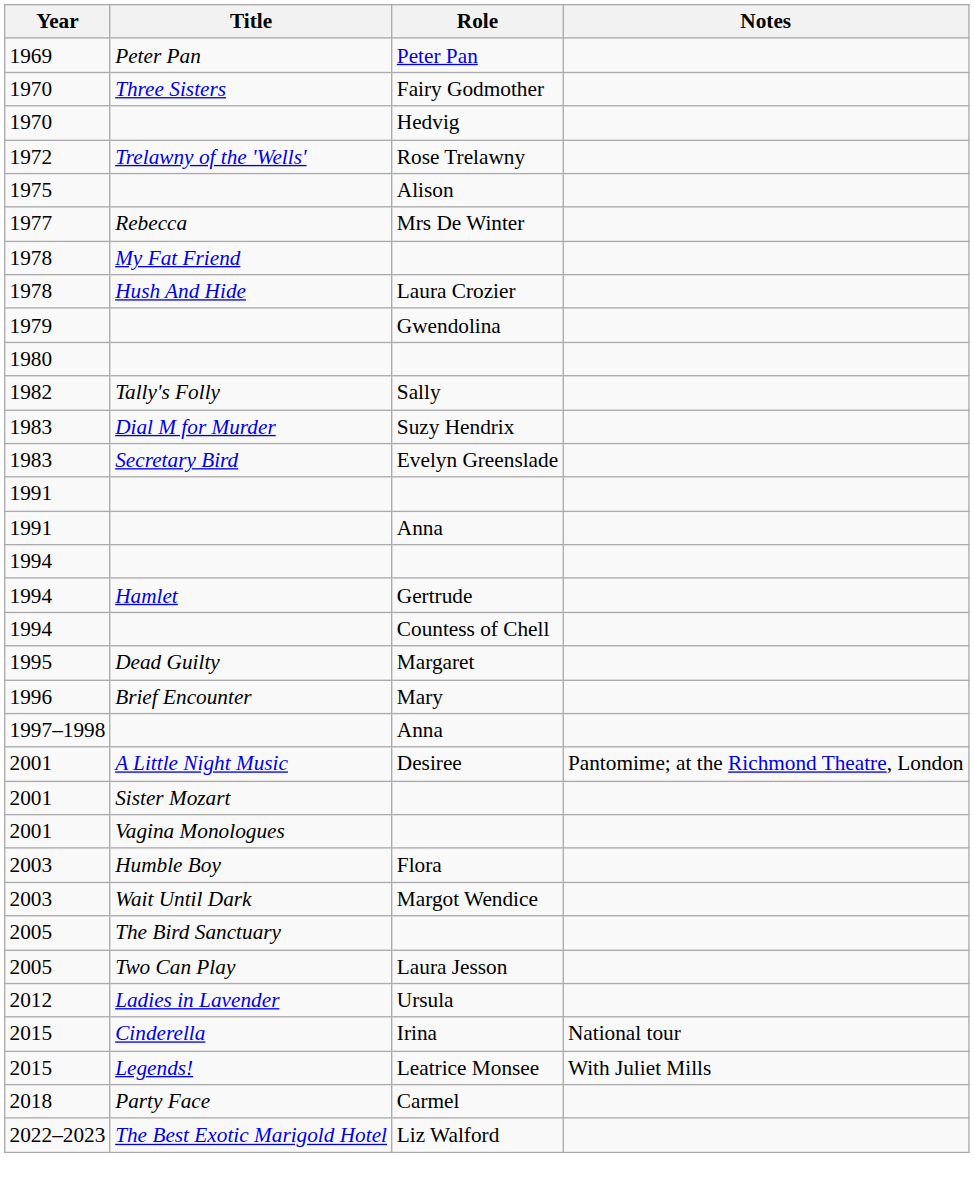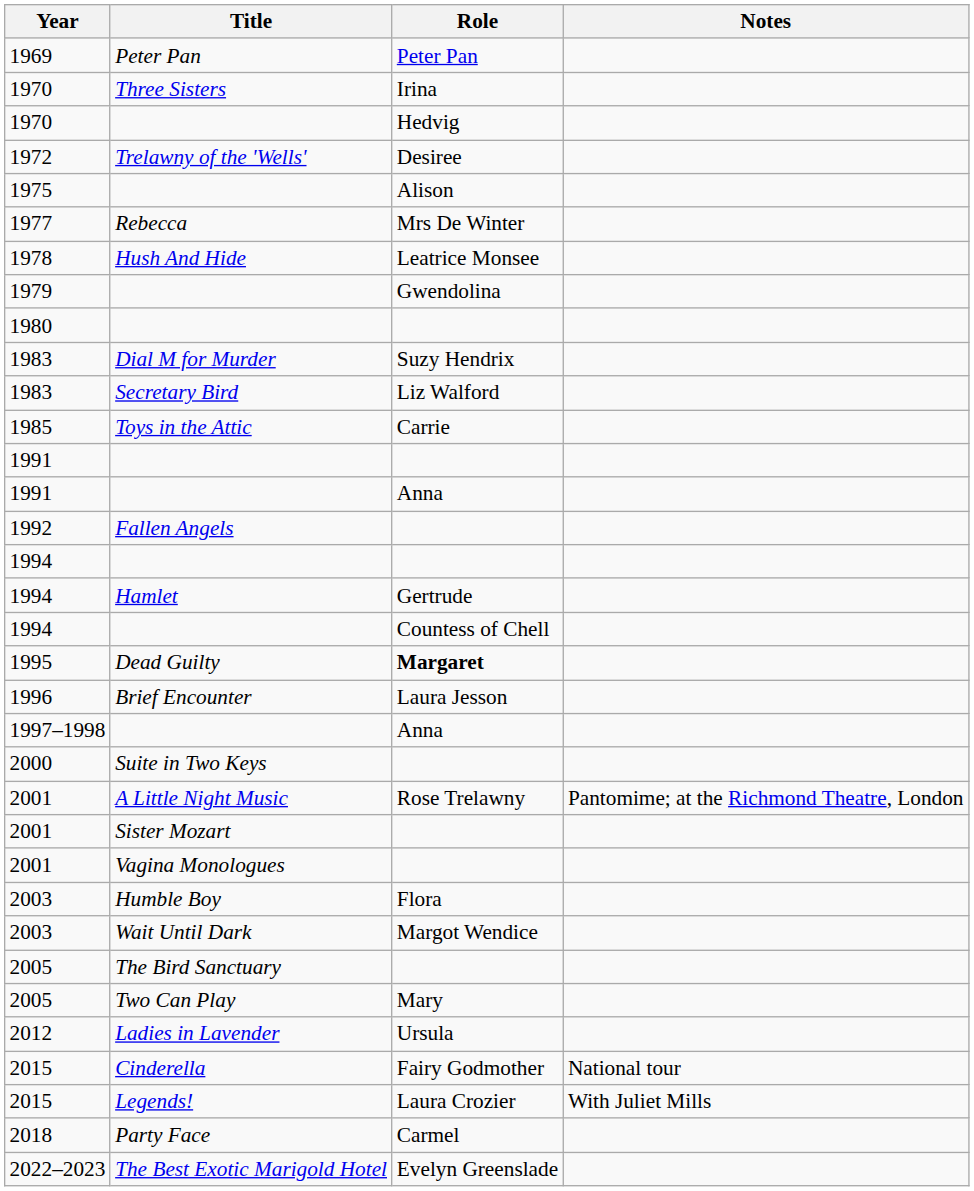(470, 88) Fairy Godmother -> (417, 88) Irina
(461, 156) Rose Trelawny -> (429, 156) Desiree
- row: (31, 257)
(456, 291) Laura Crozier -> (468, 257) Leatrice Monsee
- row: (31, 392)
(477, 460) Evelyn Greenslade -> (448, 392) Liz Walford
+ row: (31, 426)
+ row: (31, 527)
(436, 662) normal -> (440, 662) bold
(420, 696) Mary -> (452, 696) Laura Jesson
+ row: (31, 763)
(429, 763) Desiree -> (461, 797) Rose Trelawny
(452, 966) Laura Jesson -> (420, 1000) Mary
(417, 1033) Irina -> (470, 1067) Fairy Godmother
(468, 1067) Leatrice Monsee -> (456, 1101) Laura Crozier
(448, 1135) Liz Walford -> (477, 1168) Evelyn Greenslade
